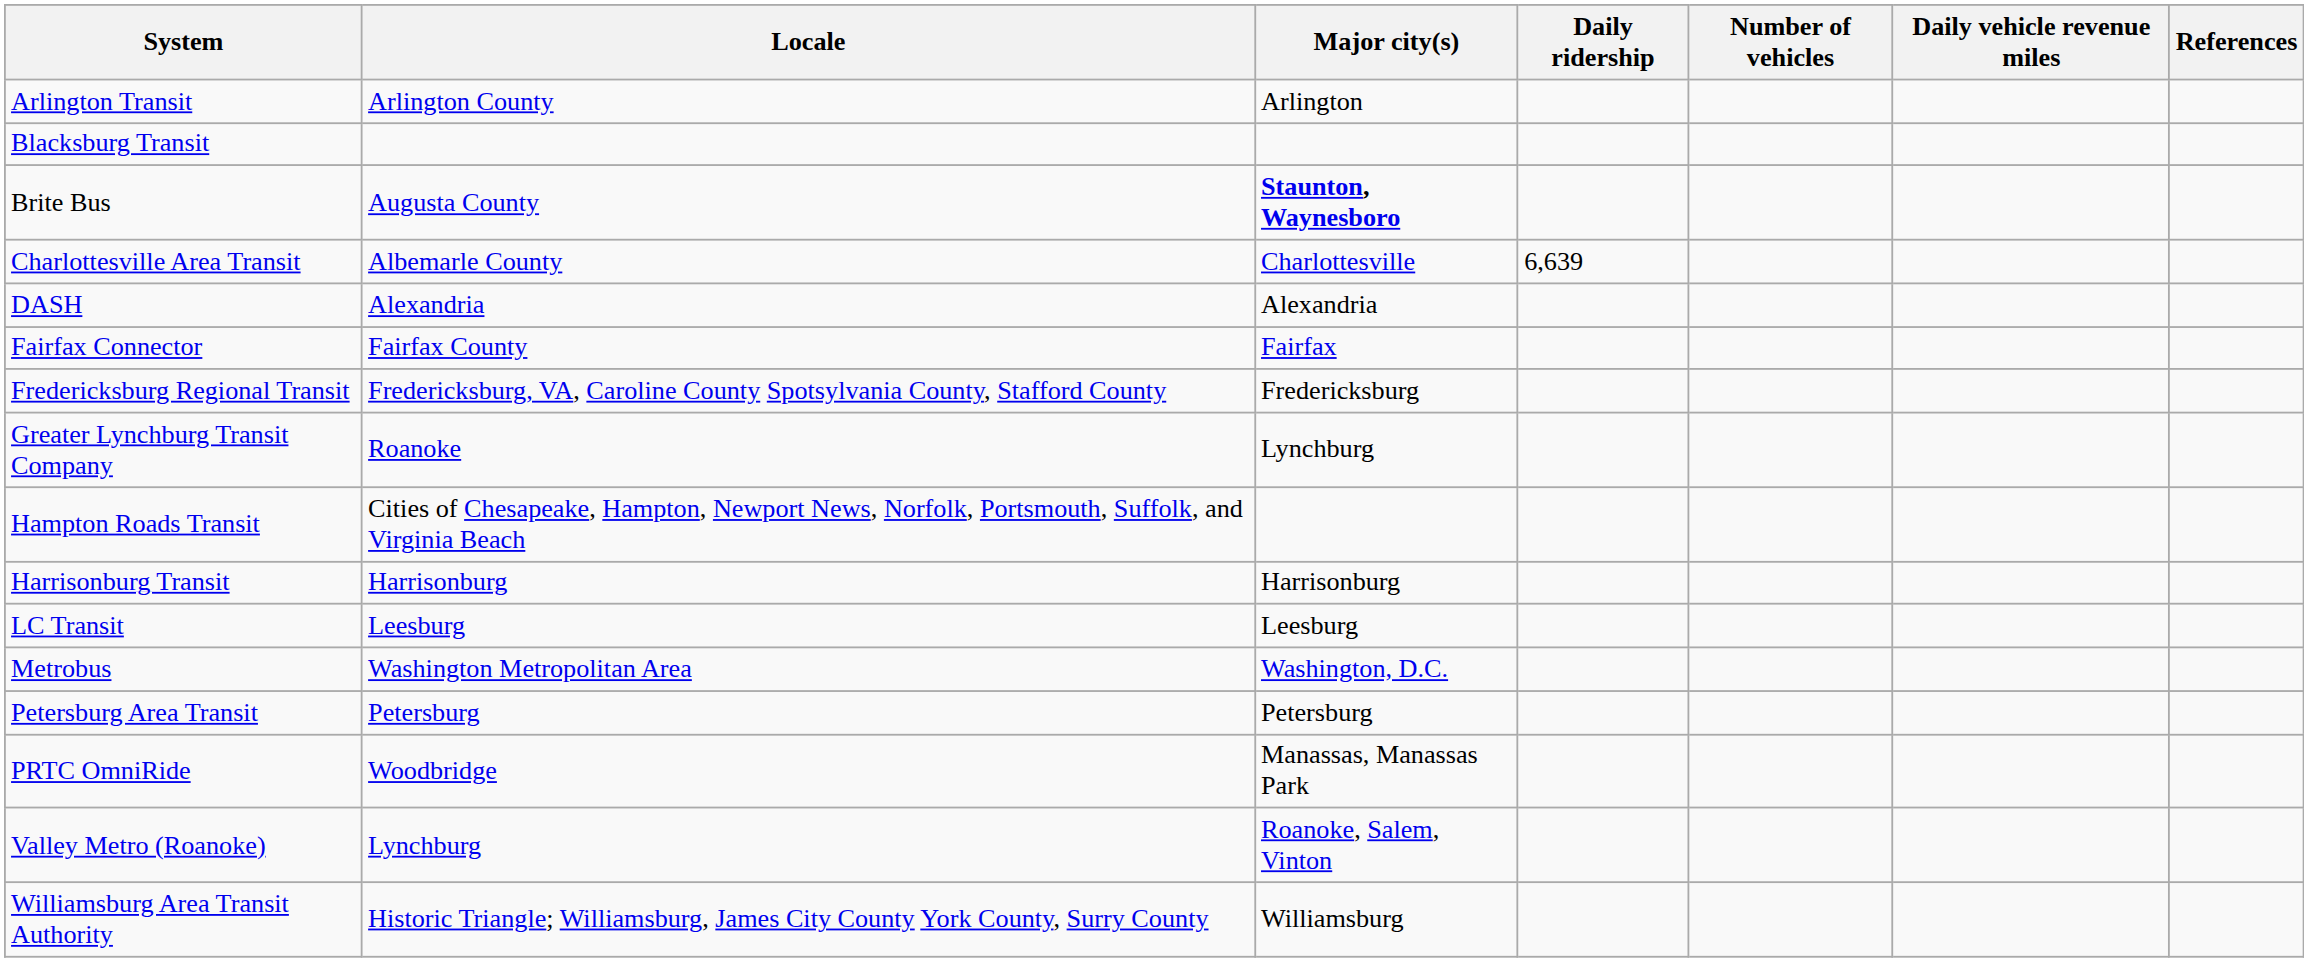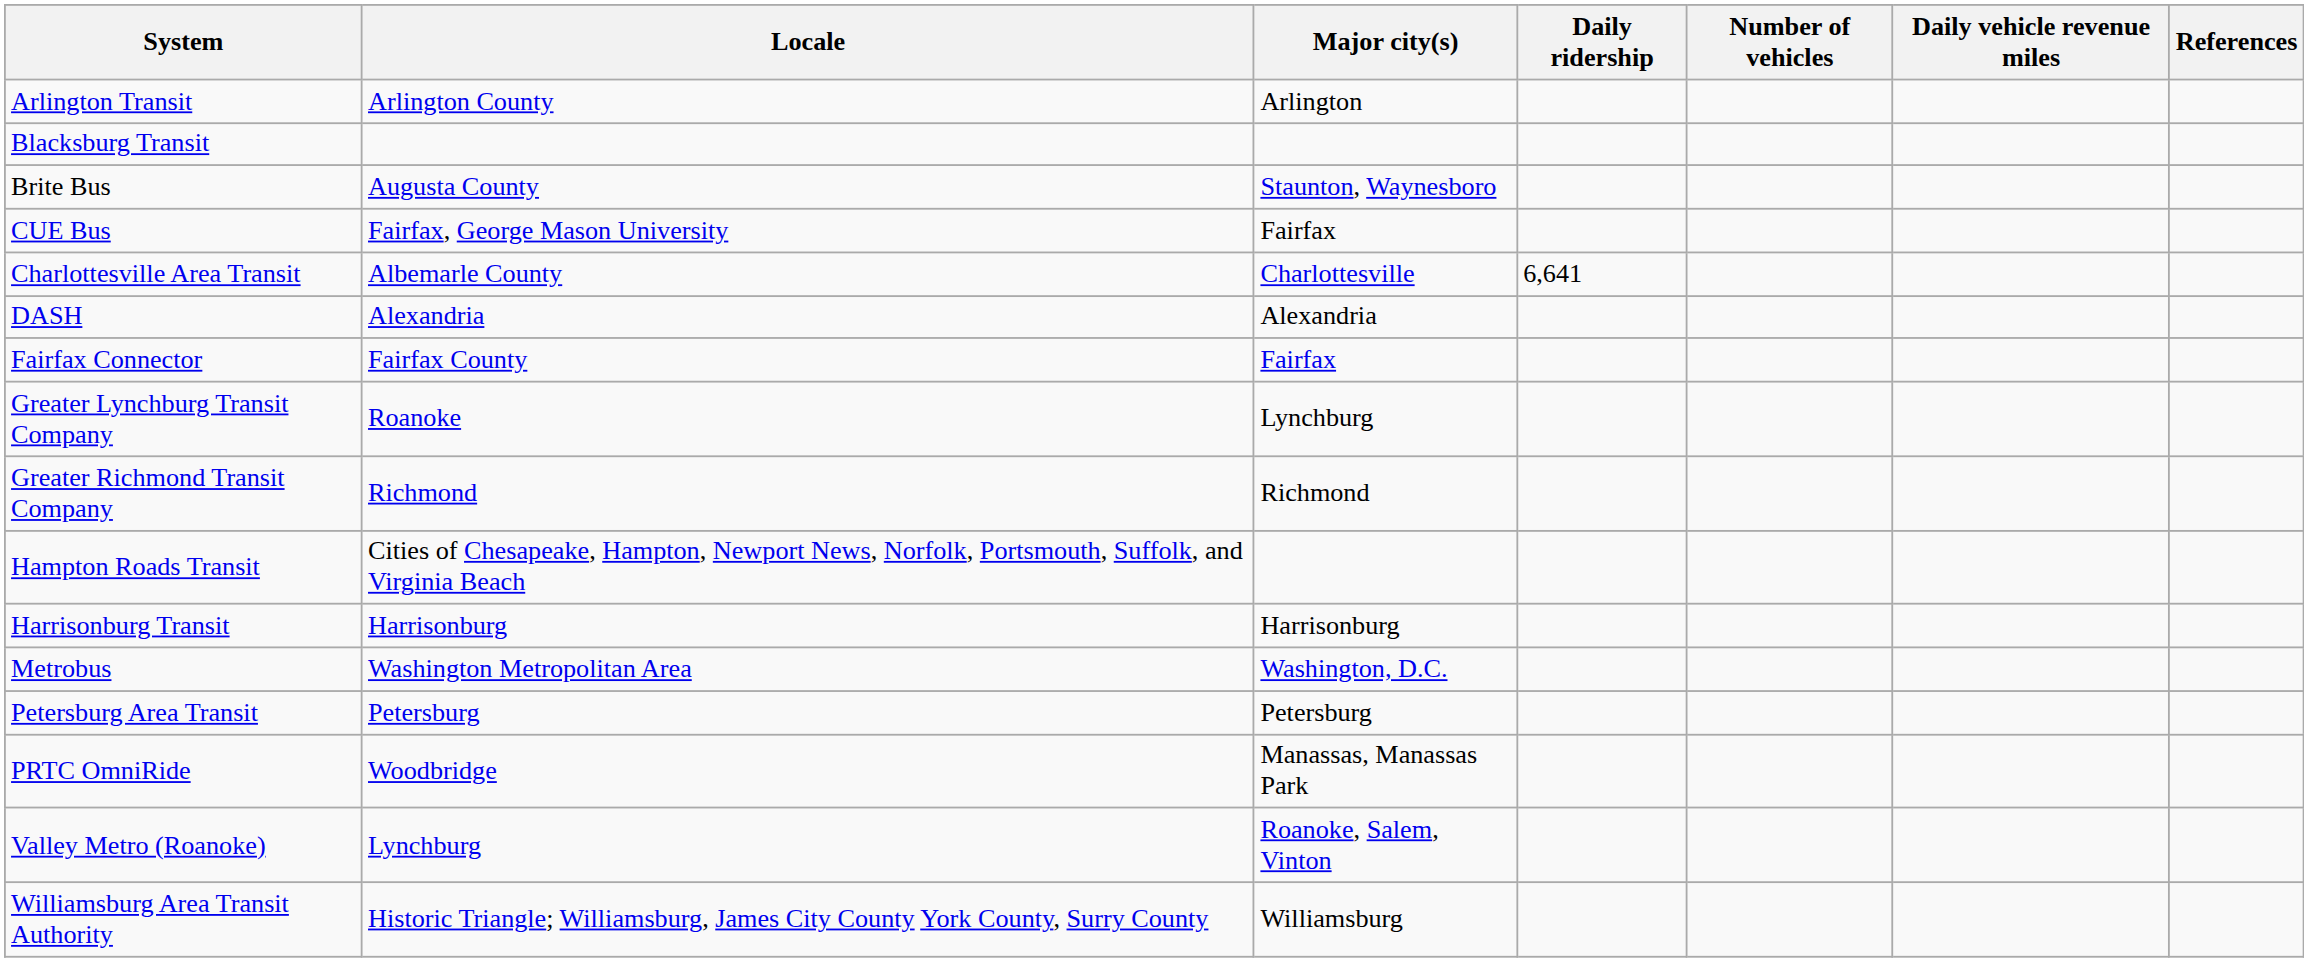(1331, 202) bold -> (1378, 187) normal
+ row: (61, 230)
(1554, 261) 6,639 -> (1553, 273) 6,641
- row: (180, 390)
+ row: (148, 492)
- row: (67, 625)
